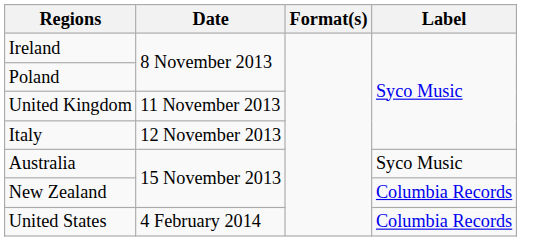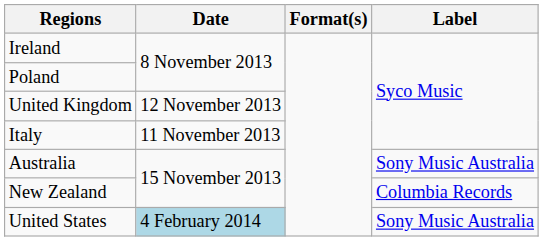(210, 105) 11 November 2013 -> (211, 105) 12 November 2013
(211, 134) 12 November 2013 -> (210, 134) 11 November 2013
(419, 163) Syco Music -> (455, 163) Sony Music Australia
(201, 221) no background -> (201, 221) lightblue background
(444, 221) Columbia Records -> (455, 221) Sony Music Australia
